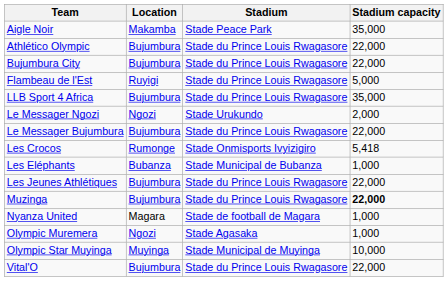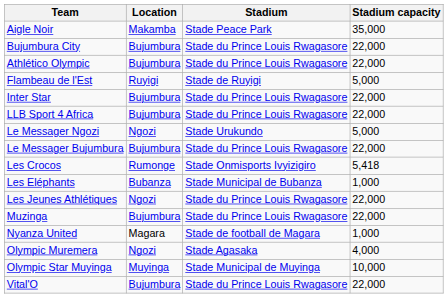rows swapped: (48, 47) <-> (43, 64)
(266, 81) Stade du Prince Louis Rwagasore -> (223, 81) Stade de Ruyigi
+ row: (29, 98)
(369, 98) 35,000 -> (369, 115) 22,000
(366, 115) 2,000 -> (366, 132) 5,000
(154, 183) Bujumbura -> (142, 200) Ngozi
(369, 200) bold -> (369, 217) normal
(366, 234) 1,000 -> (366, 251) 4,000
